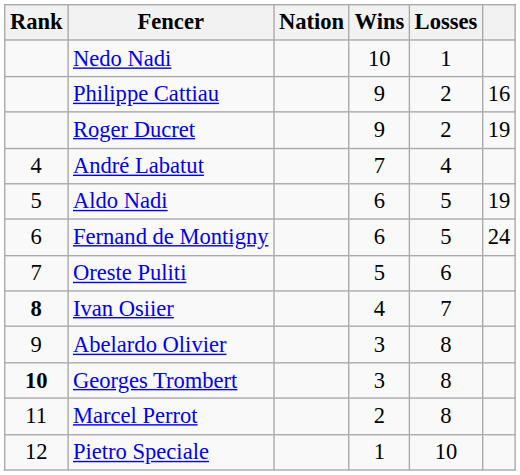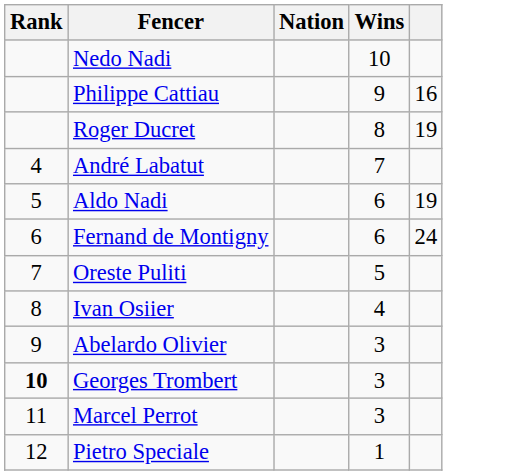- column: (446, 22)
(379, 129) 9 -> (379, 129) 8
(36, 308) bold -> (36, 308) normal
(379, 415) 2 -> (379, 415) 3
